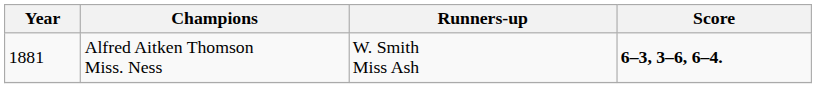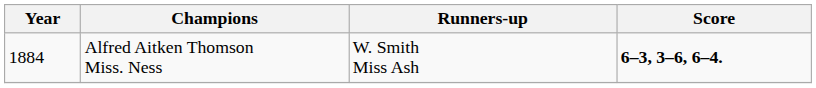(26, 57) 1881 -> (26, 57) 1884
